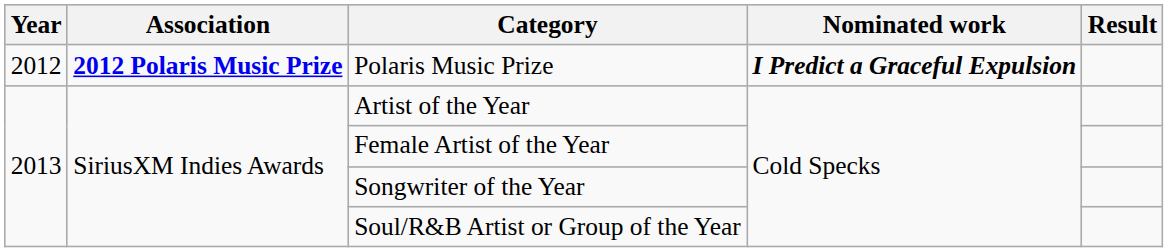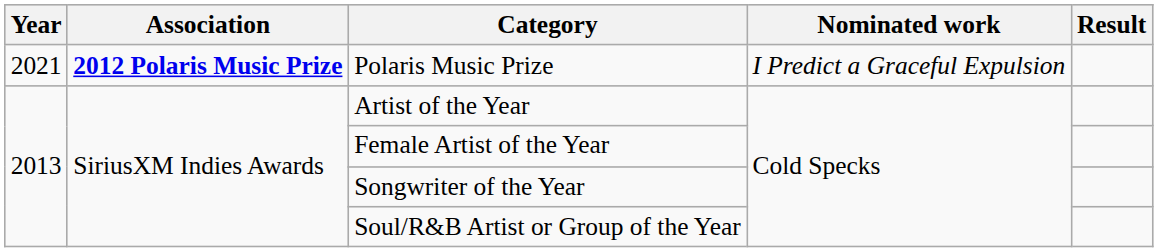(36, 65) 2012 -> (36, 65) 2021
(914, 65) bold -> (909, 65) normal
